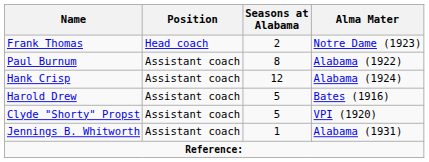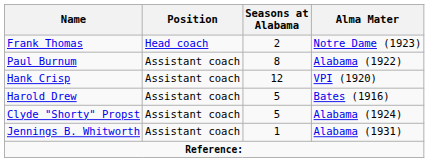(358, 79) Alabama (1924) -> (345, 79) VPI (1920)
(345, 114) VPI (1920) -> (358, 114) Alabama (1924)
